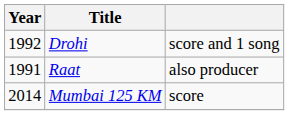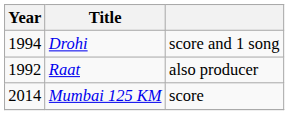(25, 43) 1992 -> (25, 43) 1994
(25, 69) 1991 -> (25, 69) 1992
